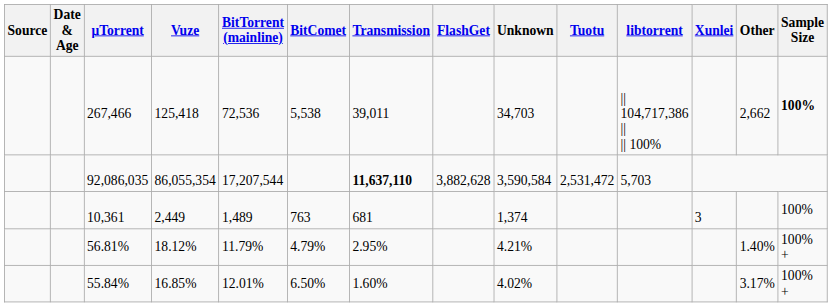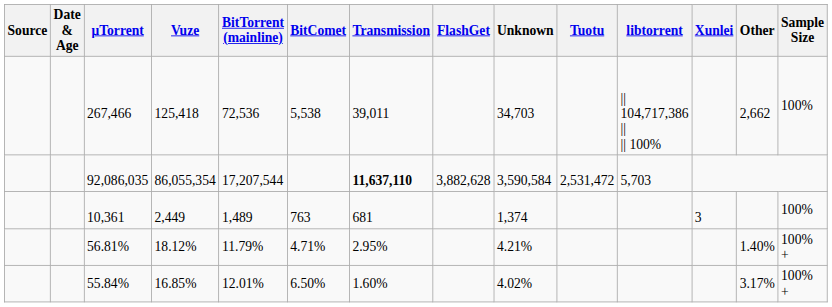(798, 105) bold -> (797, 105) normal
(308, 246) 4.79% -> (308, 246) 4.71%
